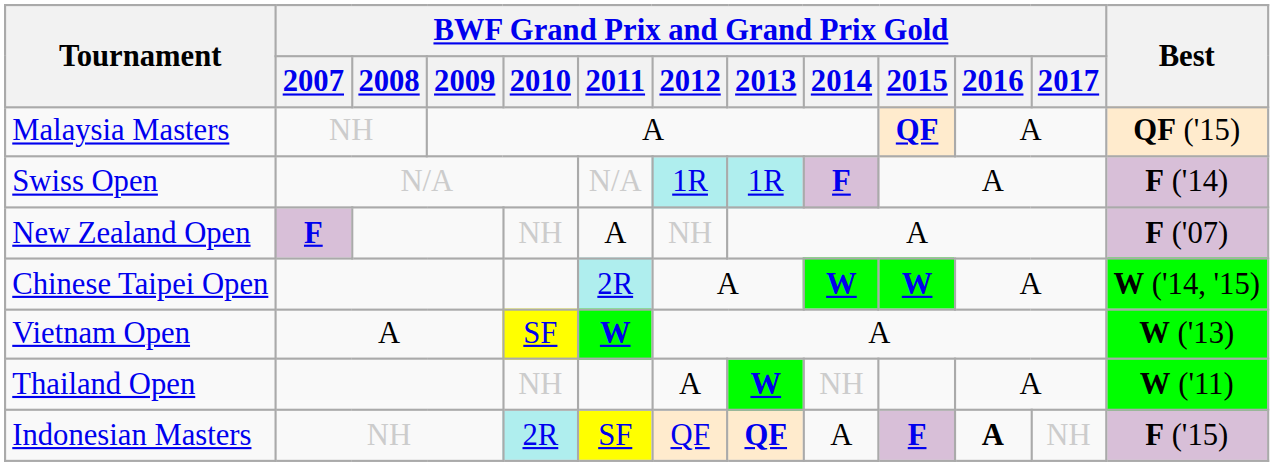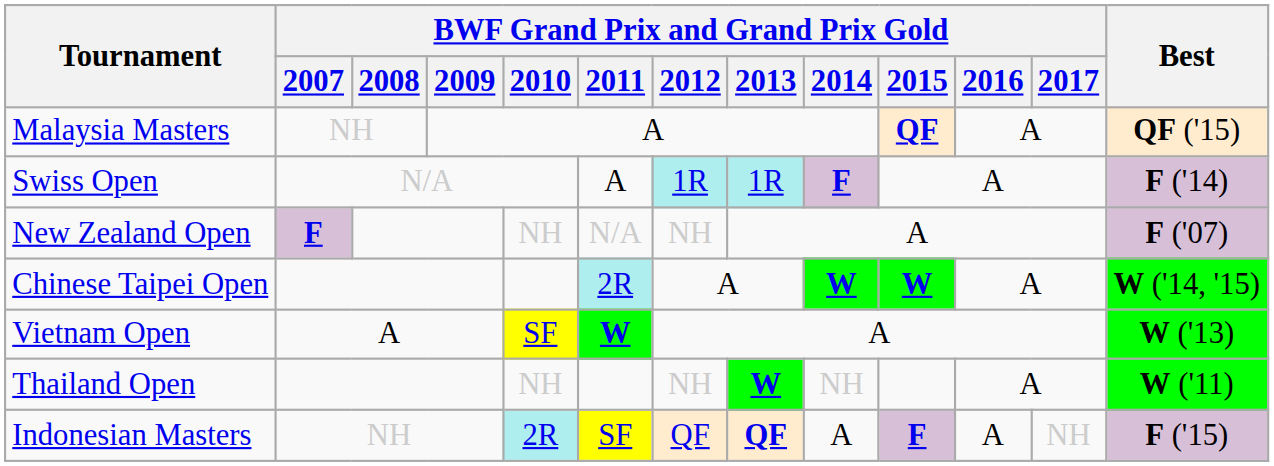(615, 181) N/A -> (615, 181) A
(615, 232) A -> (615, 232) N/A
(690, 384) A -> (690, 384) NH
(993, 434) bold -> (993, 434) normal
